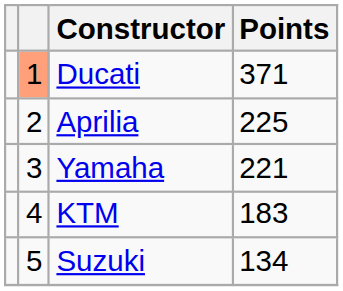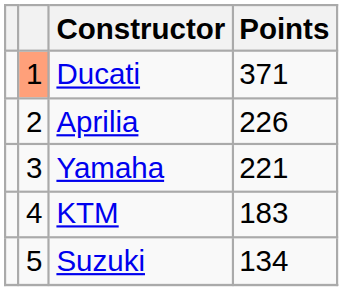(264, 121) 225 -> (264, 121) 226
